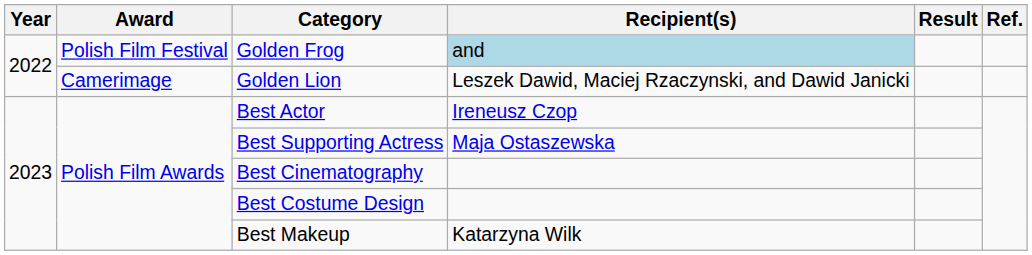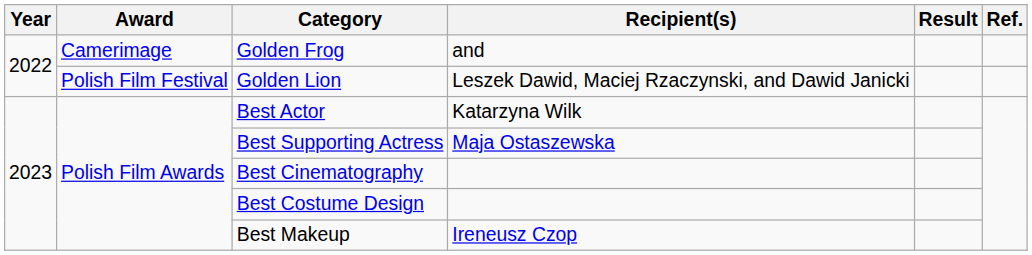(144, 50) Polish Film Festival -> (116, 50) Camerimage
(468, 50) lightblue background -> (468, 50) no background
(116, 81) Camerimage -> (144, 81) Polish Film Festival
(515, 111) Ireneusz Czop -> (517, 111) Katarzyna Wilk
(517, 234) Katarzyna Wilk -> (515, 234) Ireneusz Czop
